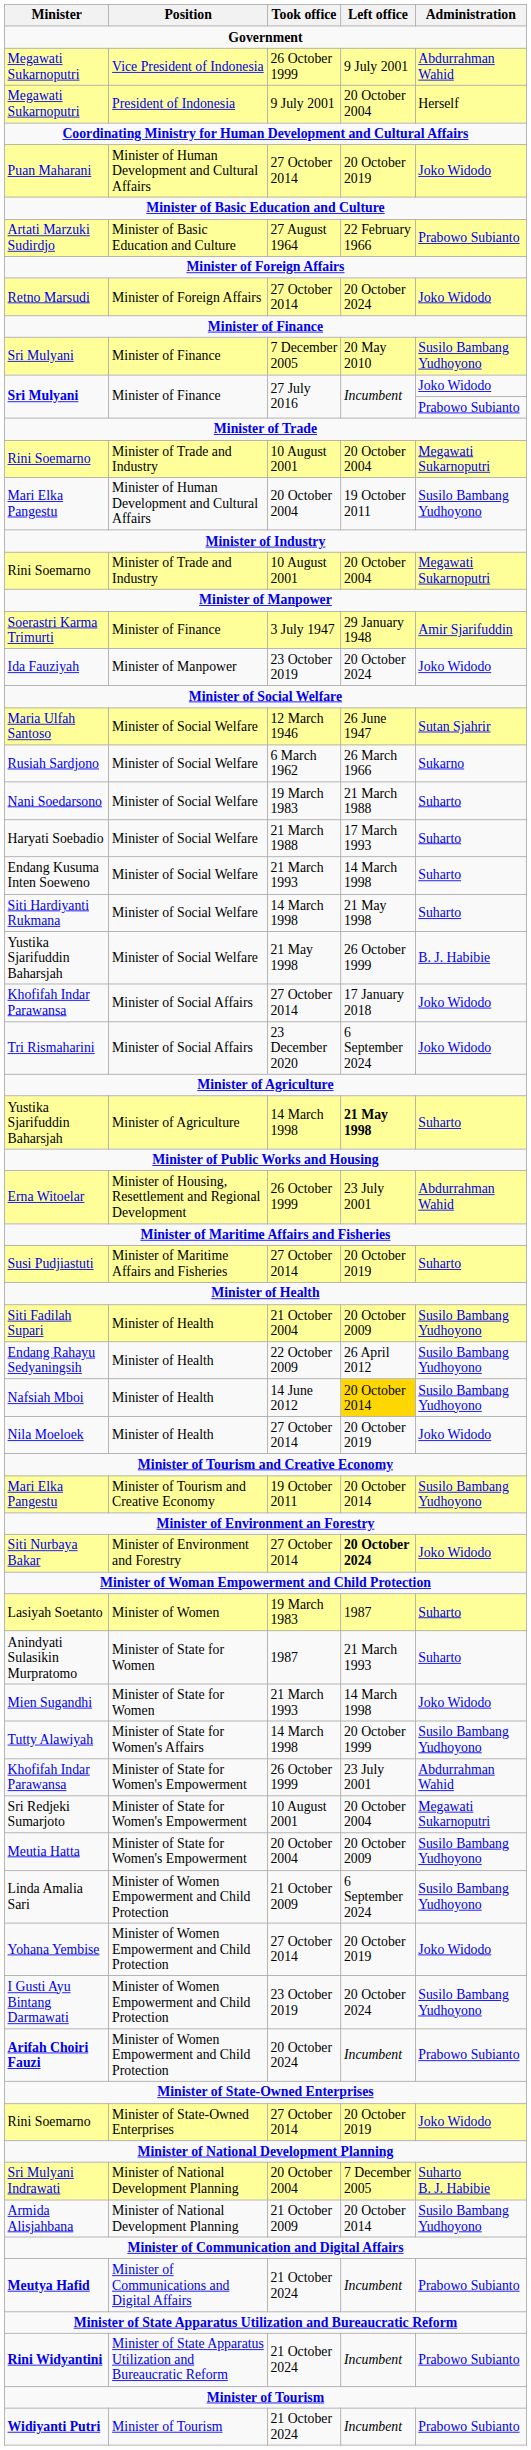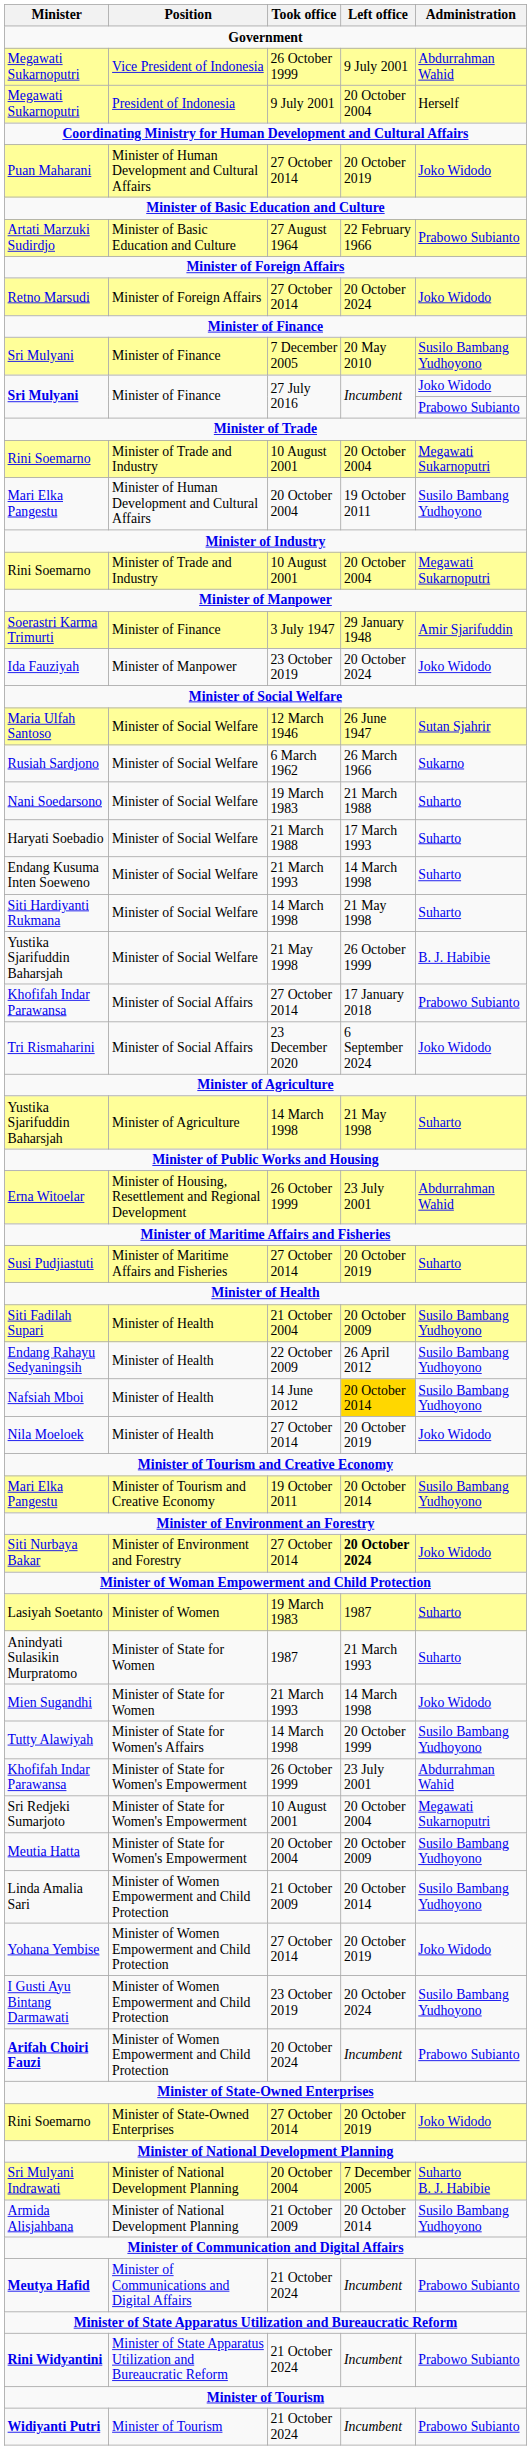(455, 1002) Joko Widodo -> (469, 1002) Prabowo Subianto
(366, 1122) bold -> (365, 1122) normal
(373, 1896) 6 September 2024 -> (375, 1896) 20 October 2014
